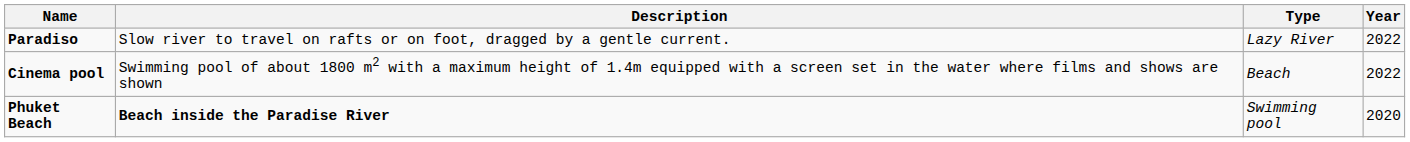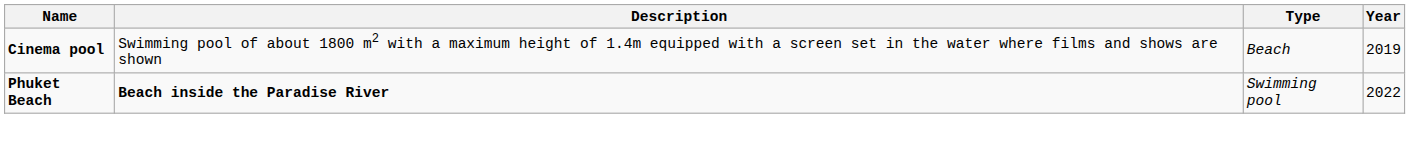- row: (43, 40)
(1384, 74) 2022 -> (1384, 50) 2019
(1384, 117) 2020 -> (1384, 93) 2022
